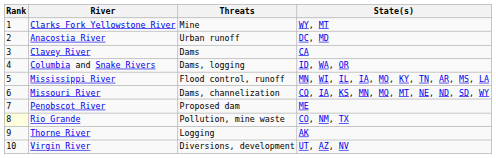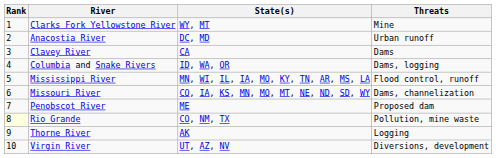columns swapped: (394, 11) <-> (237, 11)
